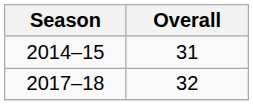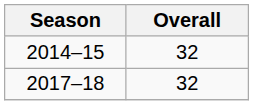(187, 52) 31 -> (187, 52) 32
